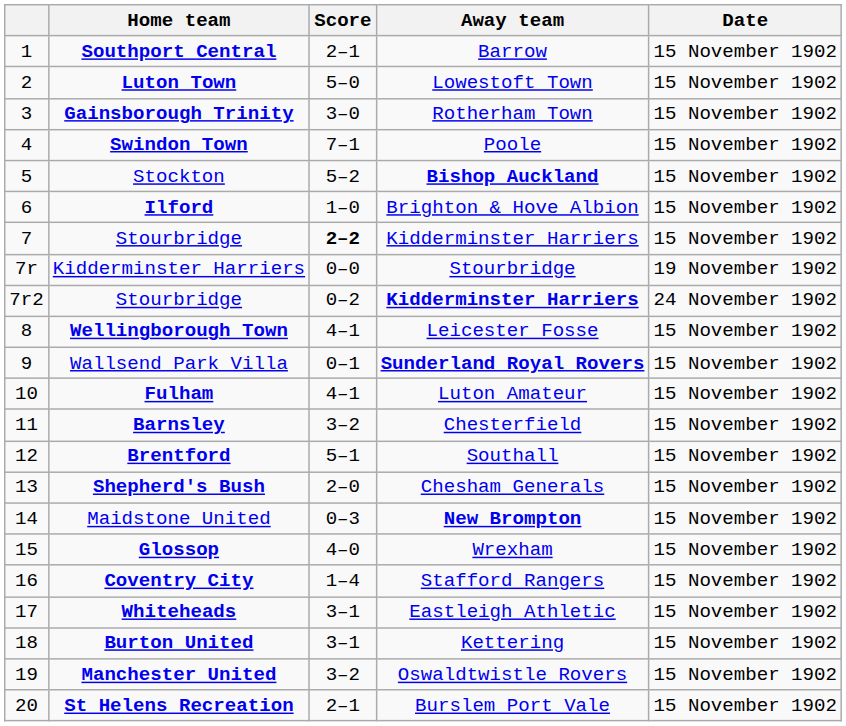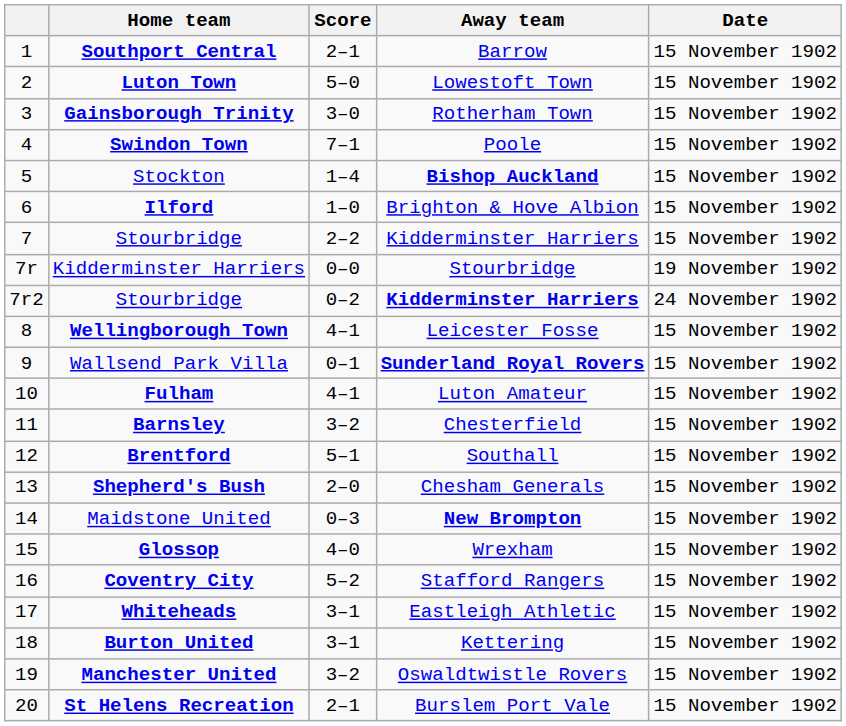(343, 176) 5–2 -> (343, 176) 1–4
(343, 238) bold -> (343, 238) normal
(343, 581) 1–4 -> (343, 581) 5–2
